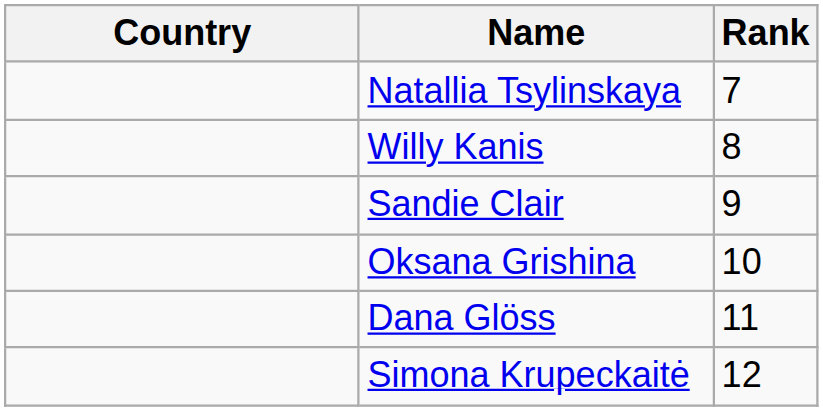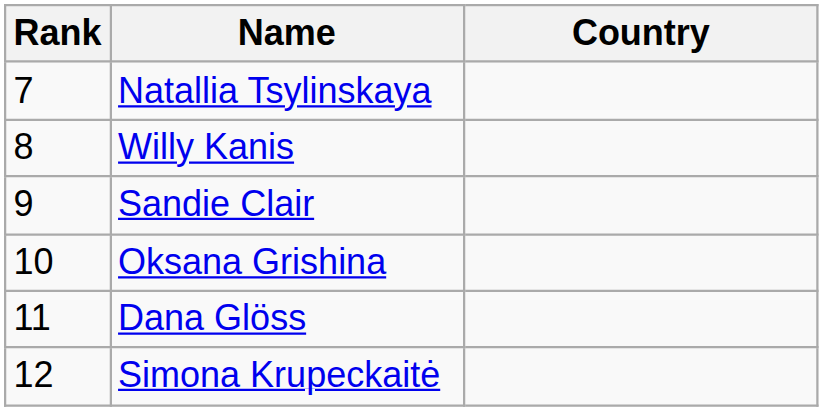columns swapped: (766, 33) <-> (182, 33)
